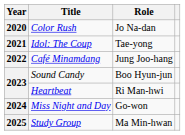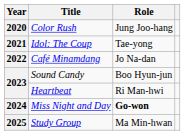(135, 28) Jo Na-dan -> (144, 28) Jung Joo-hang
(144, 59) Jung Joo-hang -> (135, 59) Jo Na-dan
(131, 106) normal -> (132, 106) bold
